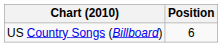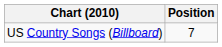(191, 32) 6 -> (191, 32) 7
